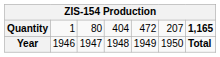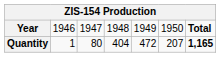rows swapped: (28, 44) <-> (28, 28)
